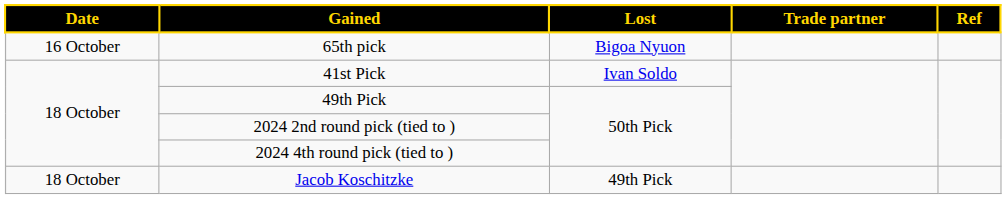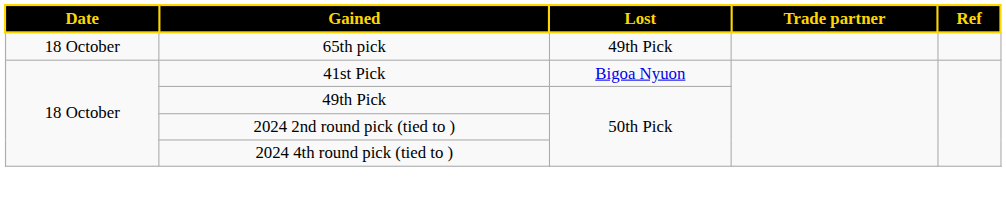(82, 46) 16 October -> (82, 46) 18 October
(640, 46) Bigoa Nyuon -> (640, 46) 49th Pick
(640, 73) Ivan Soldo -> (640, 73) Bigoa Nyuon
- row: (354, 179)
